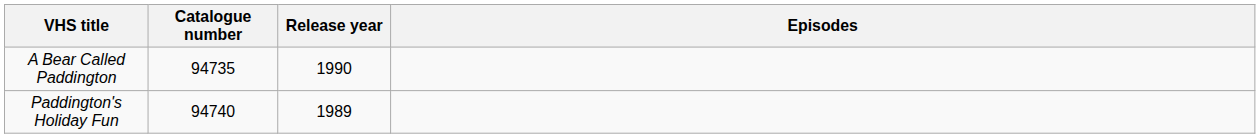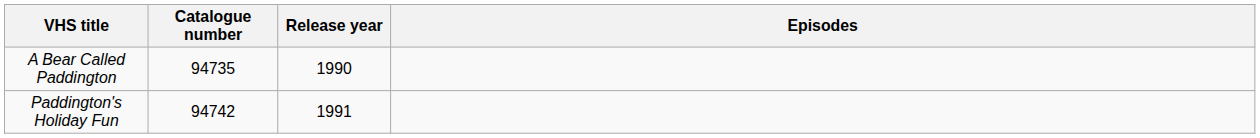(213, 111) 94740 -> (213, 111) 94742
(334, 111) 1989 -> (334, 111) 1991
